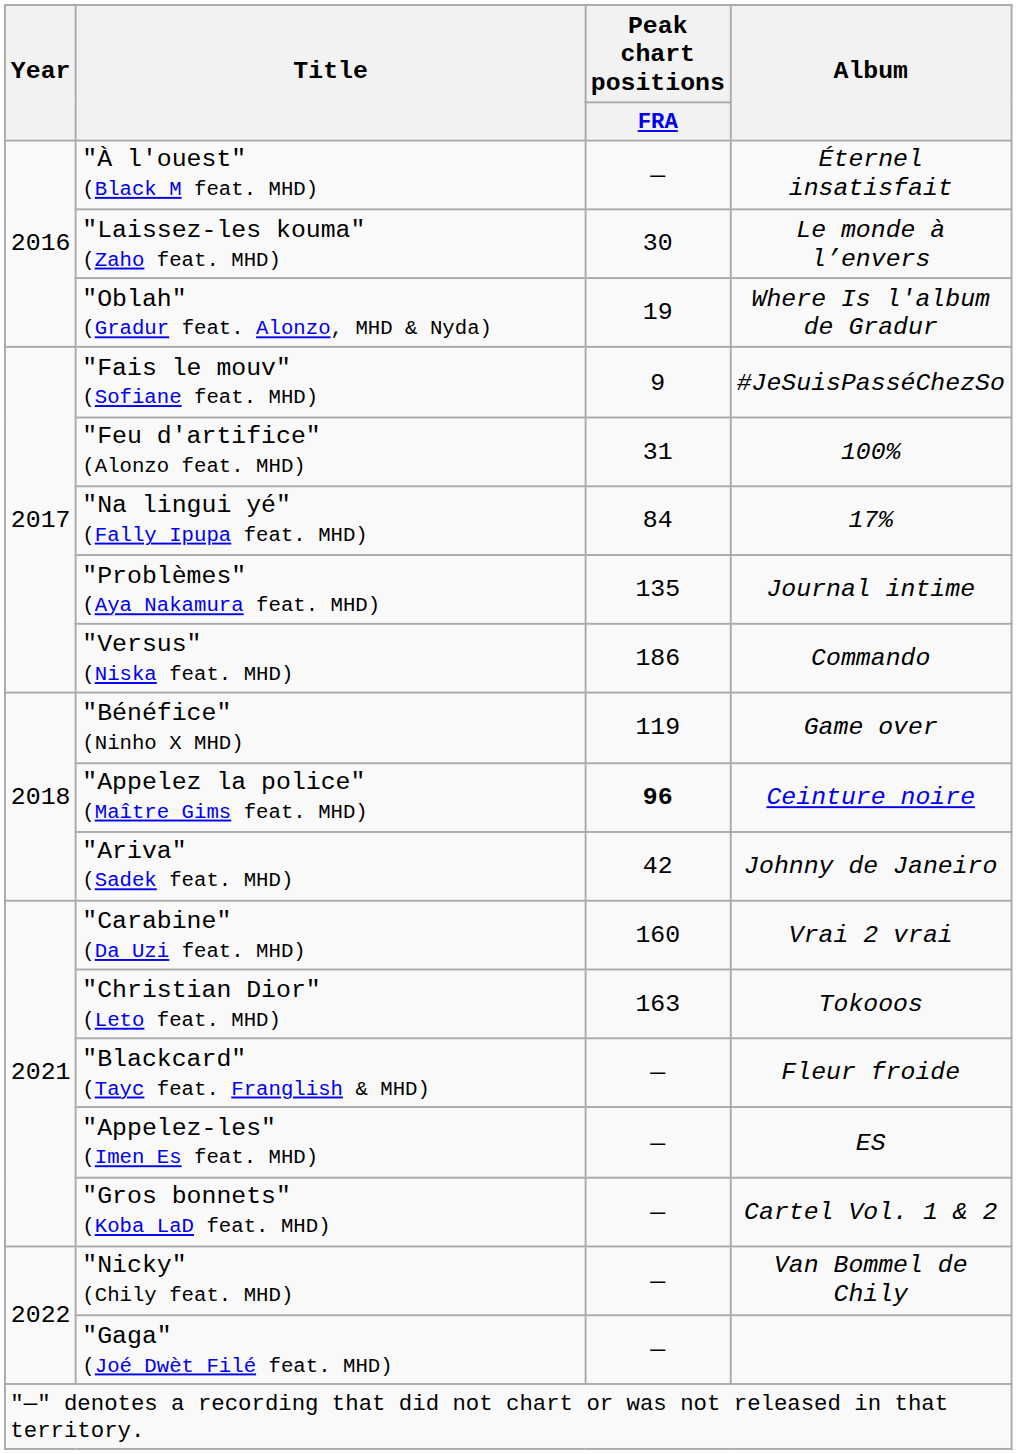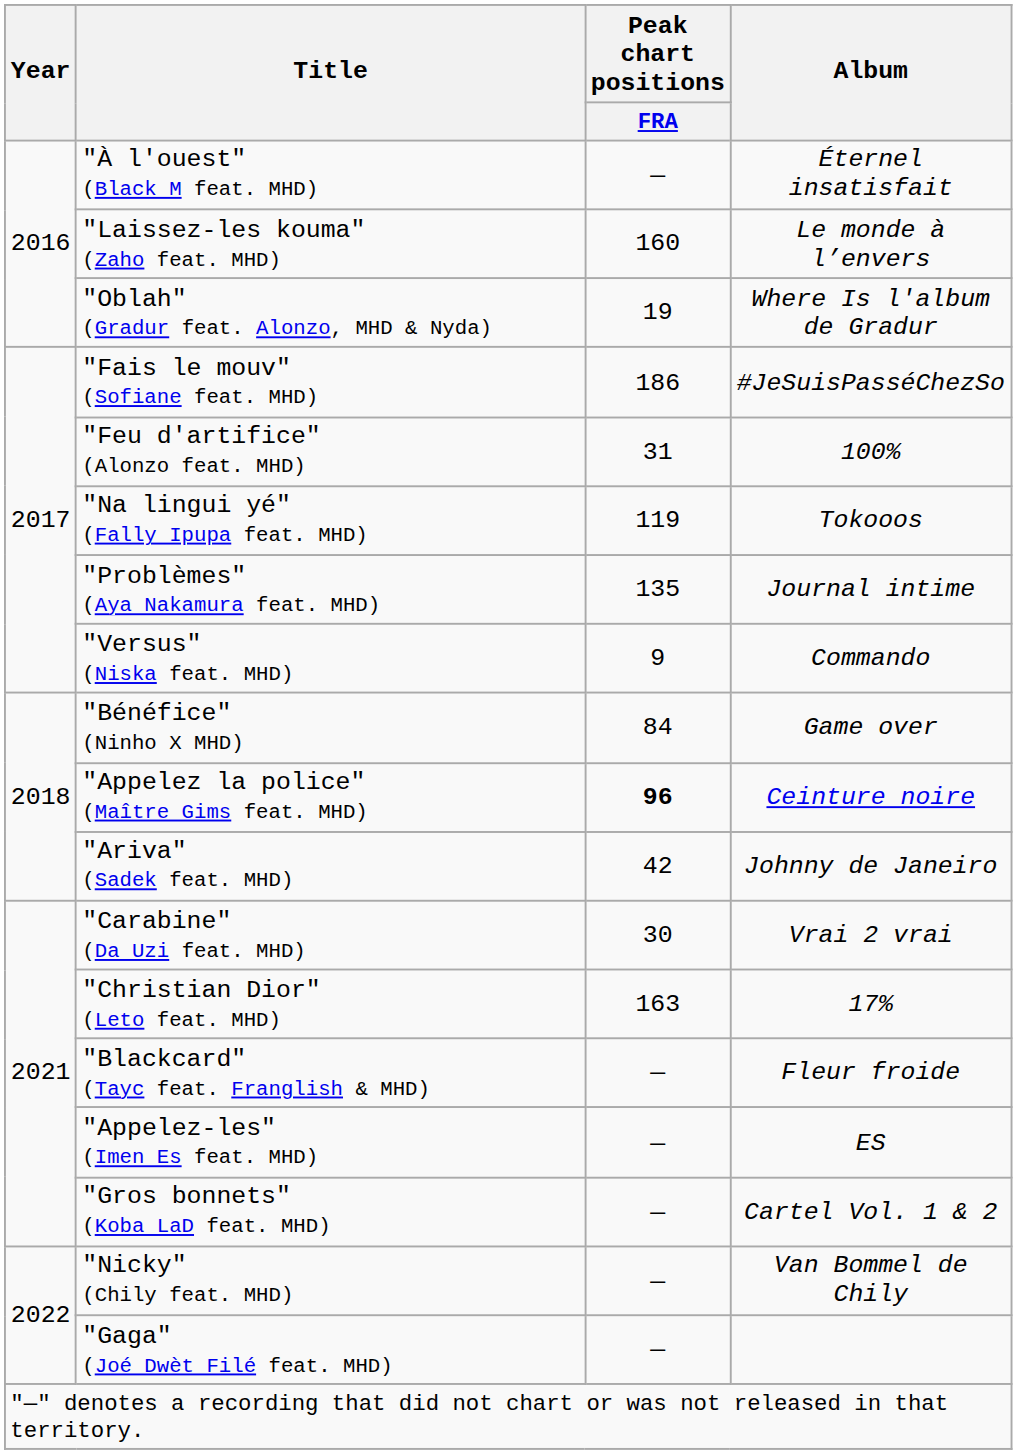(658, 244) 30 -> (658, 244) 160
(658, 382) 9 -> (658, 382) 186
(658, 520) 84 -> (658, 520) 119
(871, 520) 17% -> (871, 520) Tokooos
(658, 659) 186 -> (658, 659) 9
(658, 728) 119 -> (658, 728) 84
(658, 935) 160 -> (658, 935) 30
(871, 1004) Tokooos -> (871, 1004) 17%
